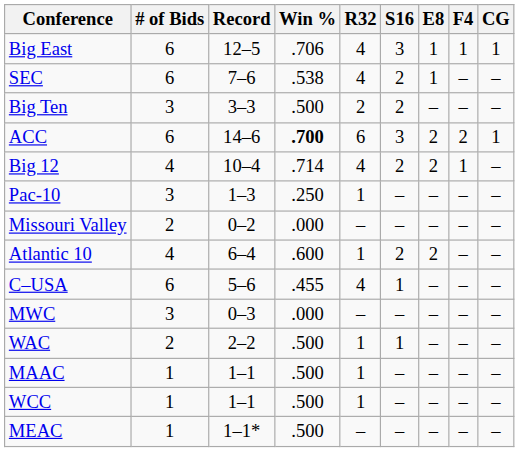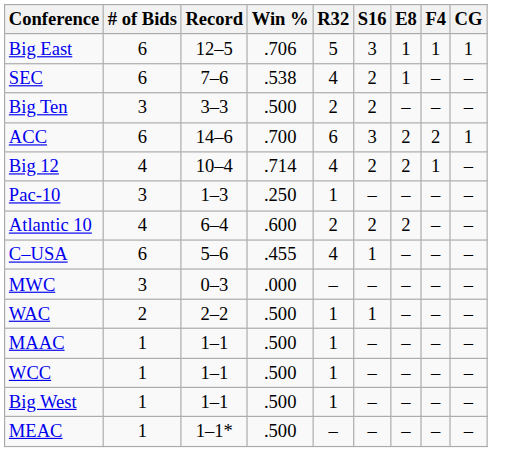(361, 48) 4 -> (333, 48) 5
(308, 136) bold -> (280, 136) normal
- row: (68, 225)
(361, 254) 1 -> (333, 225) 2
+ row: (43, 401)
